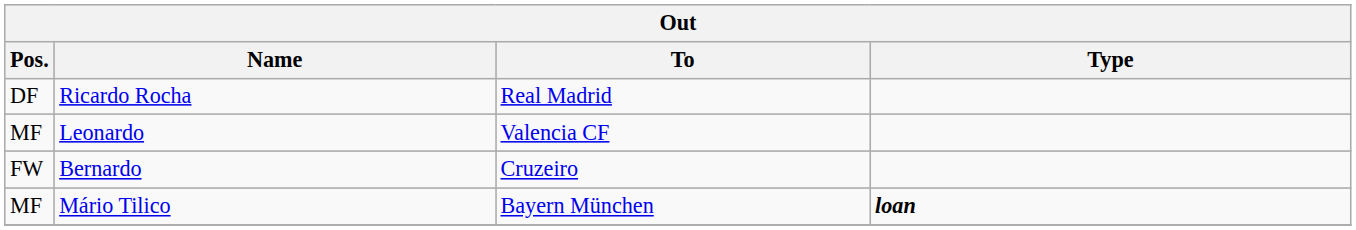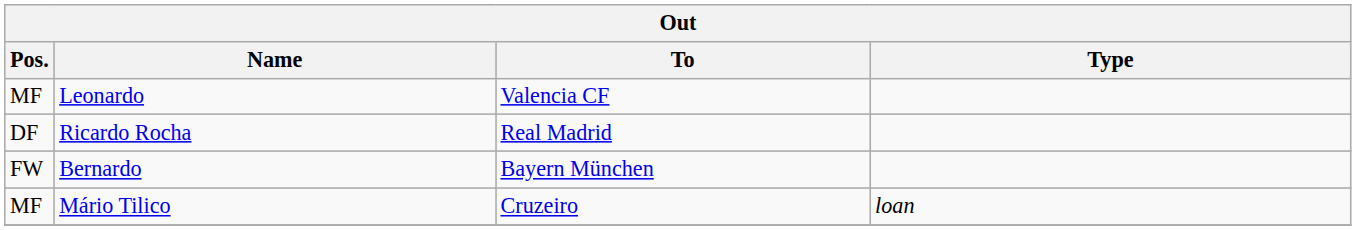rows swapped: (102, 132) <-> (125, 96)
(539, 169) Cruzeiro -> (577, 169) Bayern München
(577, 206) Bayern München -> (539, 206) Cruzeiro
(895, 206) bold -> (895, 206) normal
